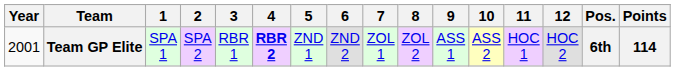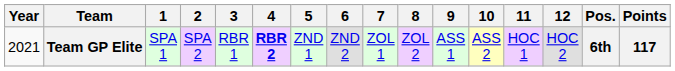(24, 46) 2001 -> (24, 46) 2021
(645, 46) 114 -> (645, 46) 117
